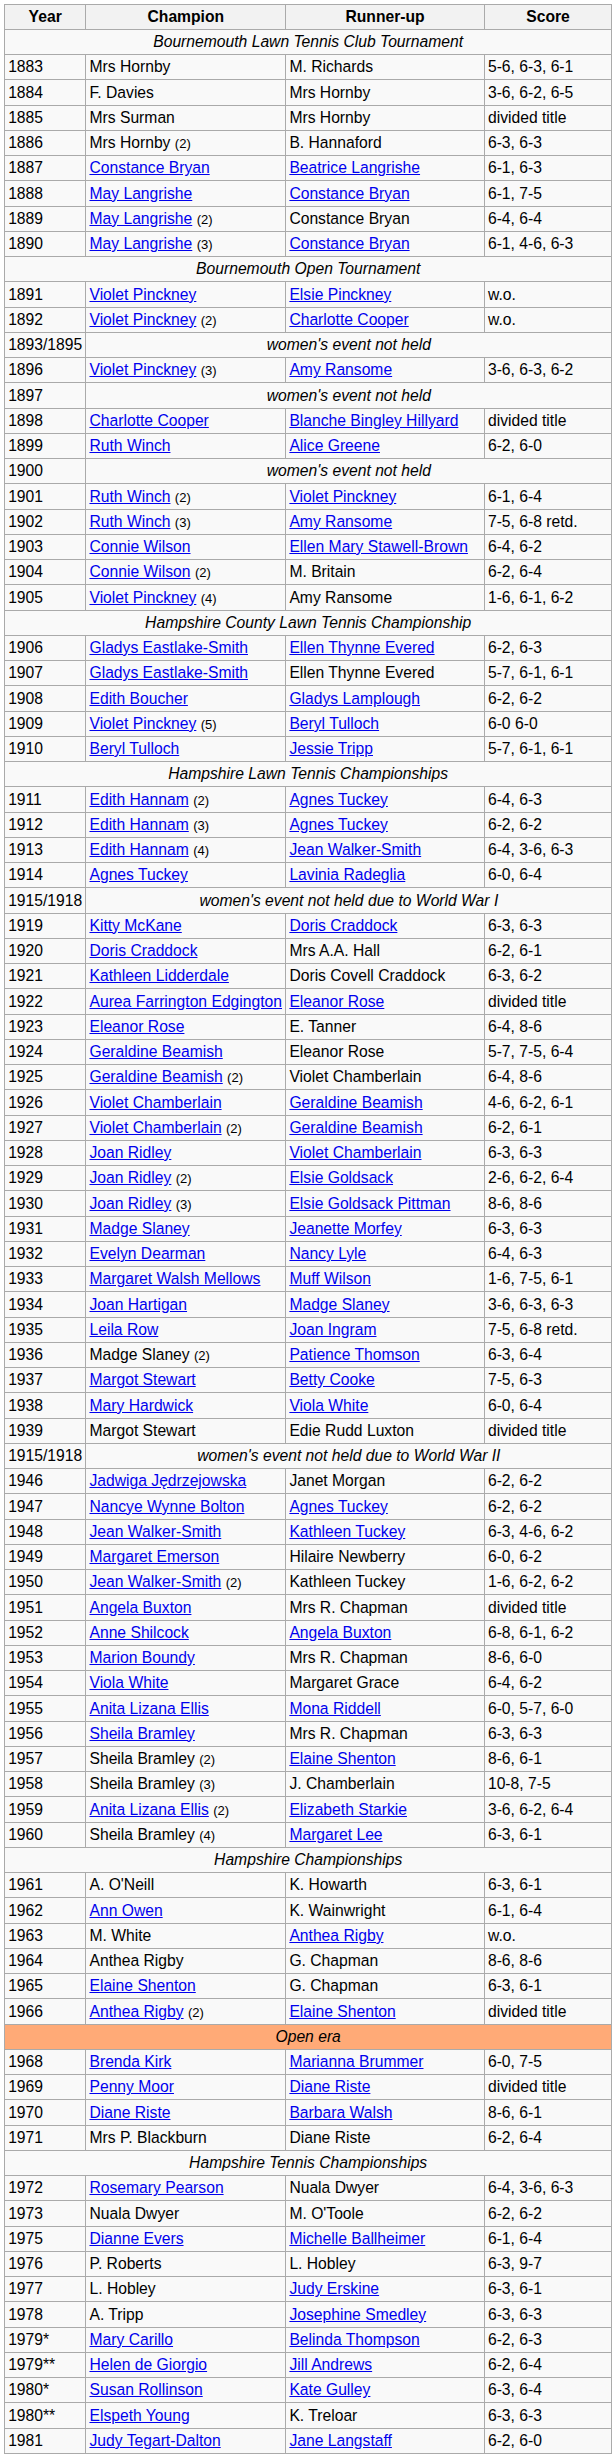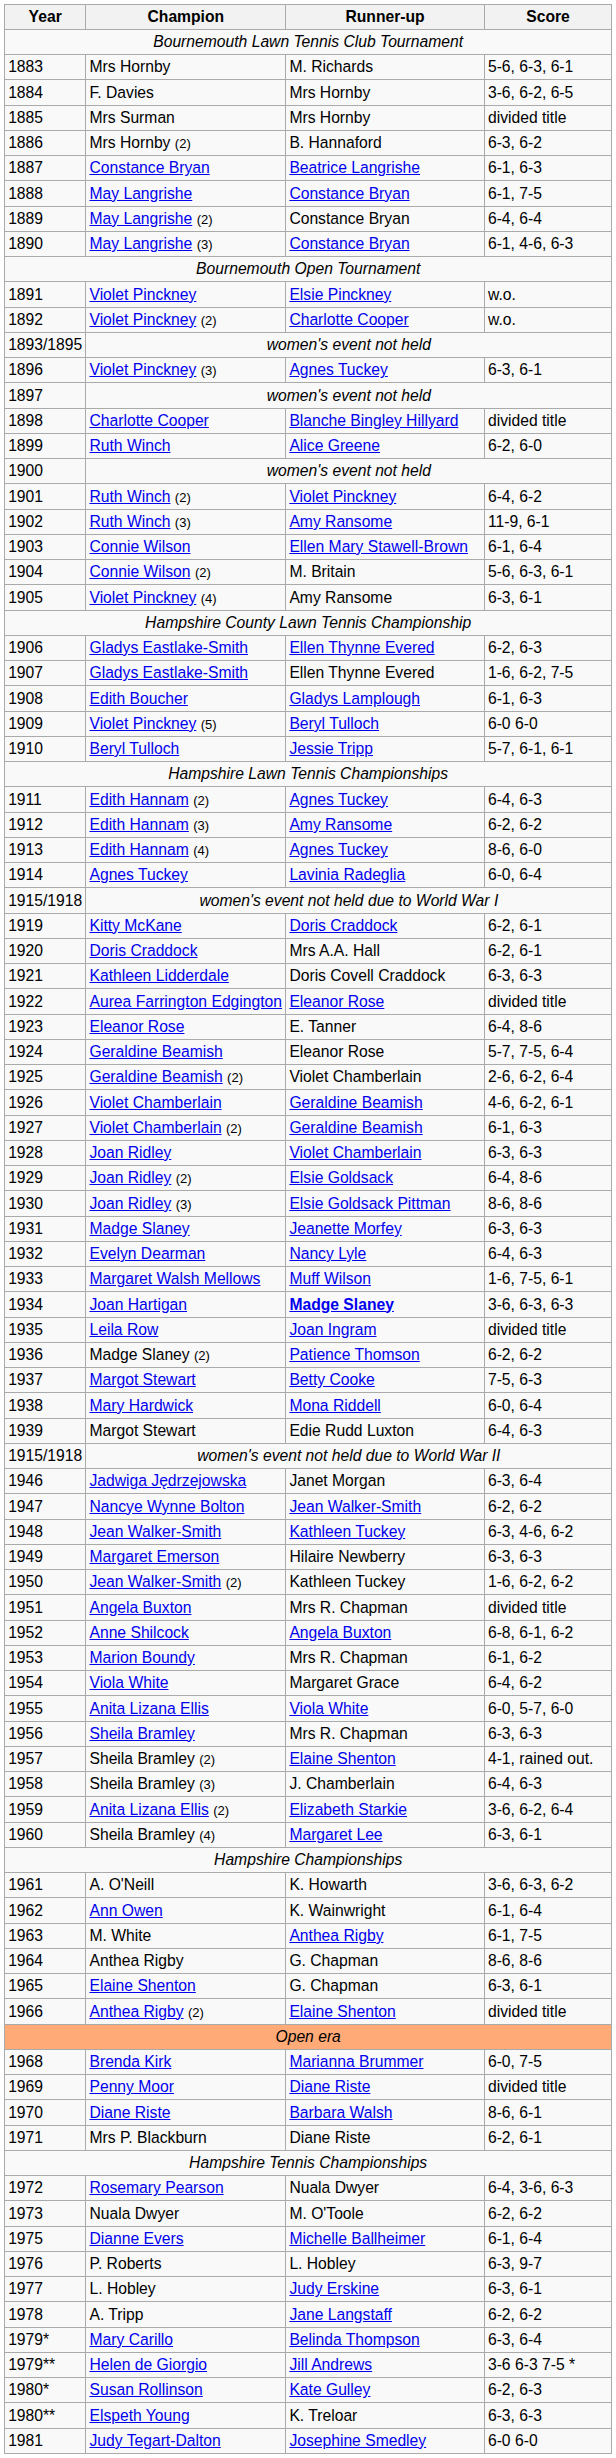(515, 143) 6-3, 6-3 -> (515, 143) 6-3, 6-2
(341, 370) Amy Ransome -> (339, 370) Agnes Tuckey
(531, 370) 3-6, 6-3, 6-2 -> (515, 370) 6-3, 6-1
(515, 496) 6-1, 6-4 -> (515, 496) 6-4, 6-2
(533, 521) 7-5, 6-8 retd. -> (519, 521) 11-9, 6-1
(515, 547) 6-4, 6-2 -> (515, 547) 6-1, 6-4
(515, 572) 6-2, 6-4 -> (531, 572) 5-6, 6-3, 6-1
(531, 597) 1-6, 6-1, 6-2 -> (515, 597) 6-3, 6-1
(531, 673) 5-7, 6-1, 6-1 -> (531, 673) 1-6, 6-2, 7-5
(515, 698) 6-2, 6-2 -> (515, 698) 6-1, 6-3
(339, 824) Agnes Tuckey -> (341, 824) Amy Ransome
(355, 850) Jean Walker-Smith -> (339, 850) Agnes Tuckey
(531, 850) 6-4, 3-6, 6-3 -> (515, 850) 8-6, 6-0
(515, 925) 6-3, 6-3 -> (515, 925) 6-2, 6-1
(515, 976) 6-3, 6-2 -> (515, 976) 6-3, 6-3
(515, 1077) 6-4, 8-6 -> (531, 1077) 2-6, 6-2, 6-4
(515, 1127) 6-2, 6-1 -> (515, 1127) 6-1, 6-3
(531, 1178) 2-6, 6-2, 6-4 -> (515, 1178) 6-4, 8-6
(339, 1304) normal -> (342, 1304) bold
(533, 1329) 7-5, 6-8 retd. -> (527, 1329) divided title
(515, 1355) 6-3, 6-4 -> (515, 1355) 6-2, 6-2
(329, 1405) Viola White -> (335, 1405) Mona Riddell
(527, 1430) divided title -> (515, 1430) 6-4, 6-3
(515, 1481) 6-2, 6-2 -> (515, 1481) 6-3, 6-4
(339, 1506) Agnes Tuckey -> (355, 1506) Jean Walker-Smith
(515, 1557) 6-0, 6-2 -> (515, 1557) 6-3, 6-3
(515, 1658) 8-6, 6-0 -> (515, 1658) 6-1, 6-2
(335, 1708) Mona Riddell -> (329, 1708) Viola White
(515, 1759) 8-6, 6-1 -> (541, 1759) 4-1, rained out.
(519, 1784) 10-8, 7-5 -> (515, 1784) 6-4, 6-3
(515, 1885) 6-3, 6-1 -> (531, 1885) 3-6, 6-3, 6-2
(502, 1935) w.o. -> (515, 1935) 6-1, 7-5
(515, 2137) 6-2, 6-4 -> (515, 2137) 6-2, 6-1
(358, 2314) Josephine Smedley -> (341, 2314) Jane Langstaff
(515, 2314) 6-3, 6-3 -> (515, 2314) 6-2, 6-2
(515, 2339) 6-2, 6-3 -> (515, 2339) 6-3, 6-4
(515, 2365) 6-2, 6-4 -> (532, 2365) 3-6 6-3 7-5 *
(515, 2390) 6-3, 6-4 -> (515, 2390) 6-2, 6-3
(341, 2440) Jane Langstaff -> (358, 2440) Josephine Smedley
(515, 2440) 6-2, 6-0 -> (513, 2440) 6-0 6-0
